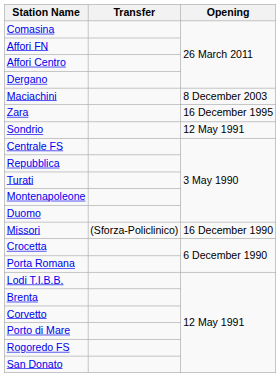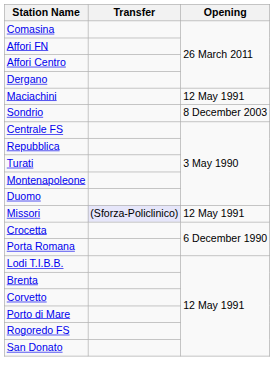(225, 96) 8 December 2003 -> (214, 96) 12 May 1991
- row: (18, 113)
(214, 130) 12 May 1991 -> (225, 113) 8 December 2003
(134, 230) no background -> (134, 213) lavender background
(228, 230) 16 December 1990 -> (214, 213) 12 May 1991
